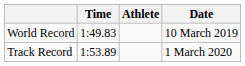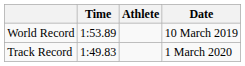(98, 33) 1:49.83 -> (98, 33) 1:53.89
(98, 52) 1:53.89 -> (98, 52) 1:49.83
